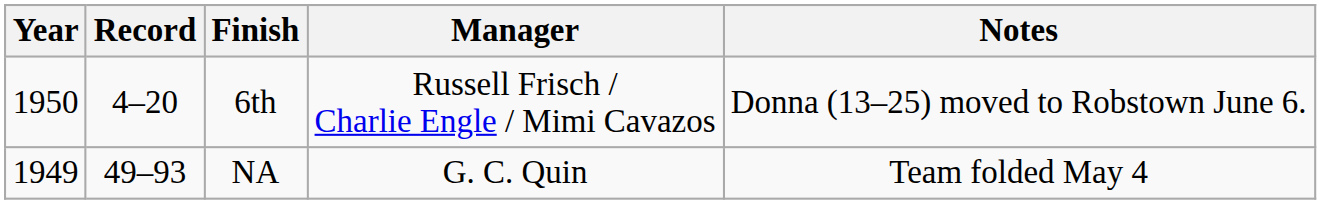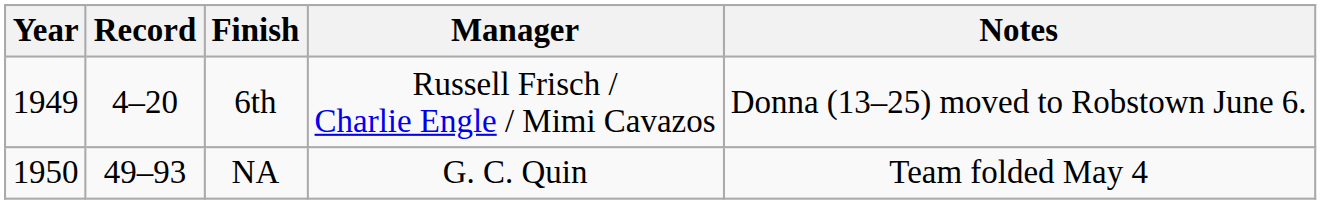(46, 101) 1950 -> (46, 101) 1949
(46, 172) 1949 -> (46, 172) 1950
